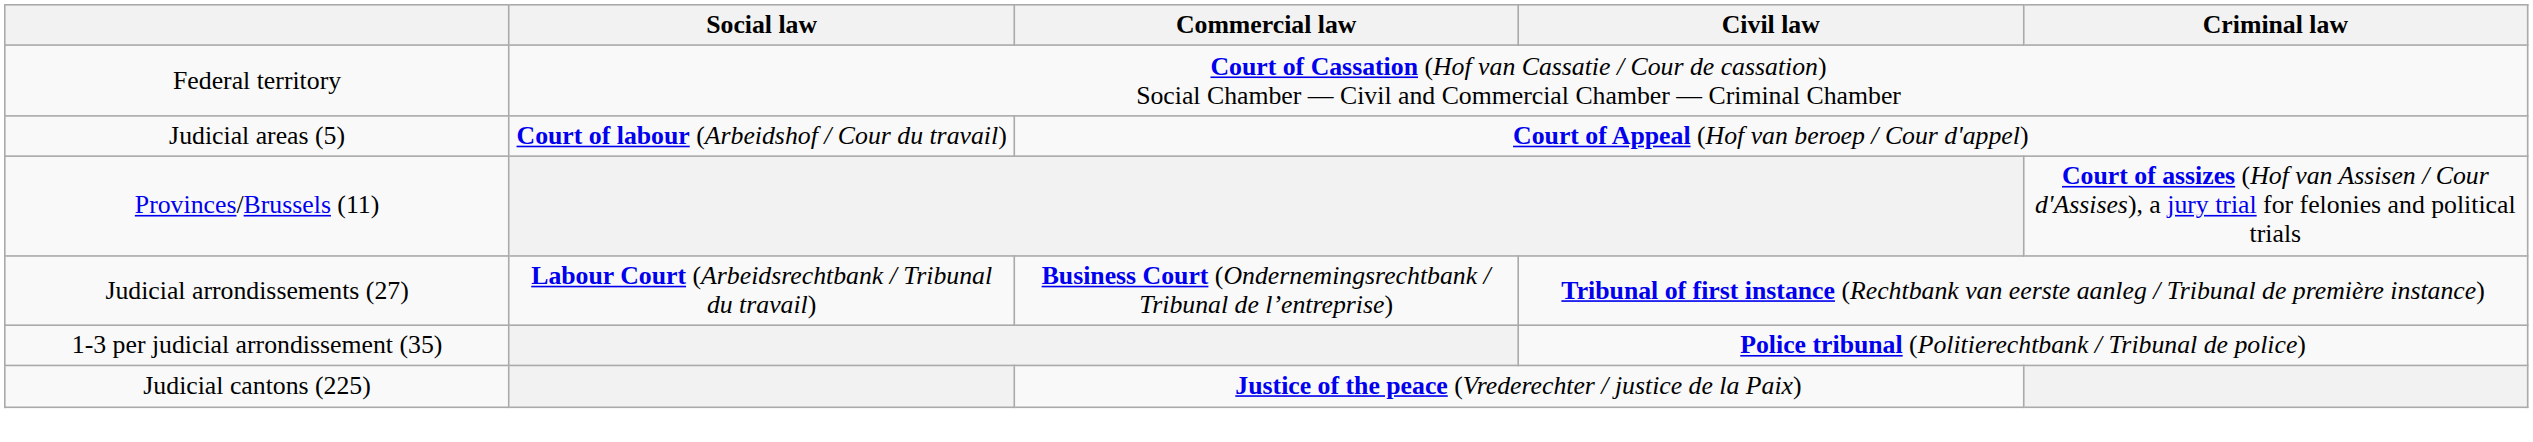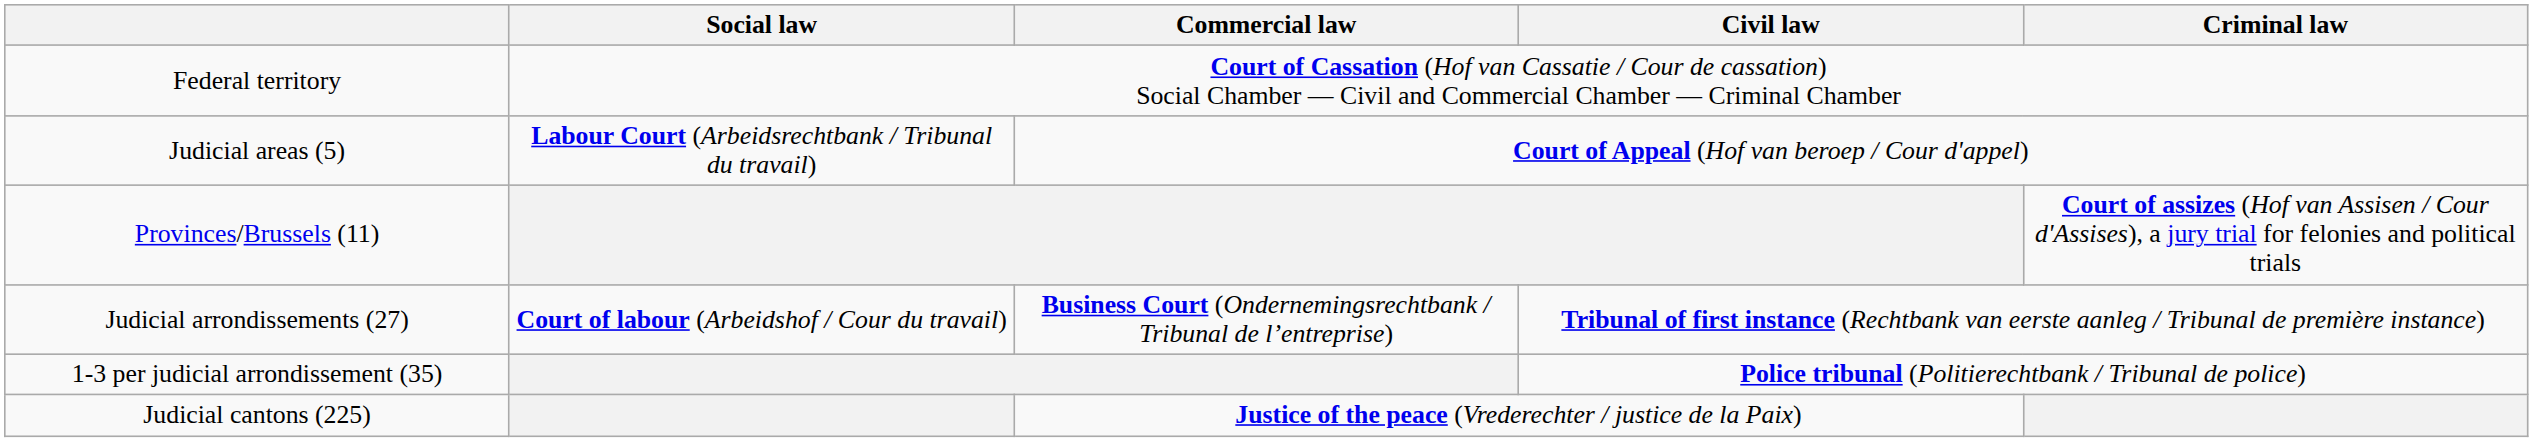(762, 135) Court of labour (Arbeidshof / Cour du travail) -> (762, 150) Labour Court (Arbeidsrechtbank / Tribunal du travail)
(762, 289) Labour Court (Arbeidsrechtbank / Tribunal du travail) -> (762, 318) Court of labour (Arbeidshof / Cour du travail)
